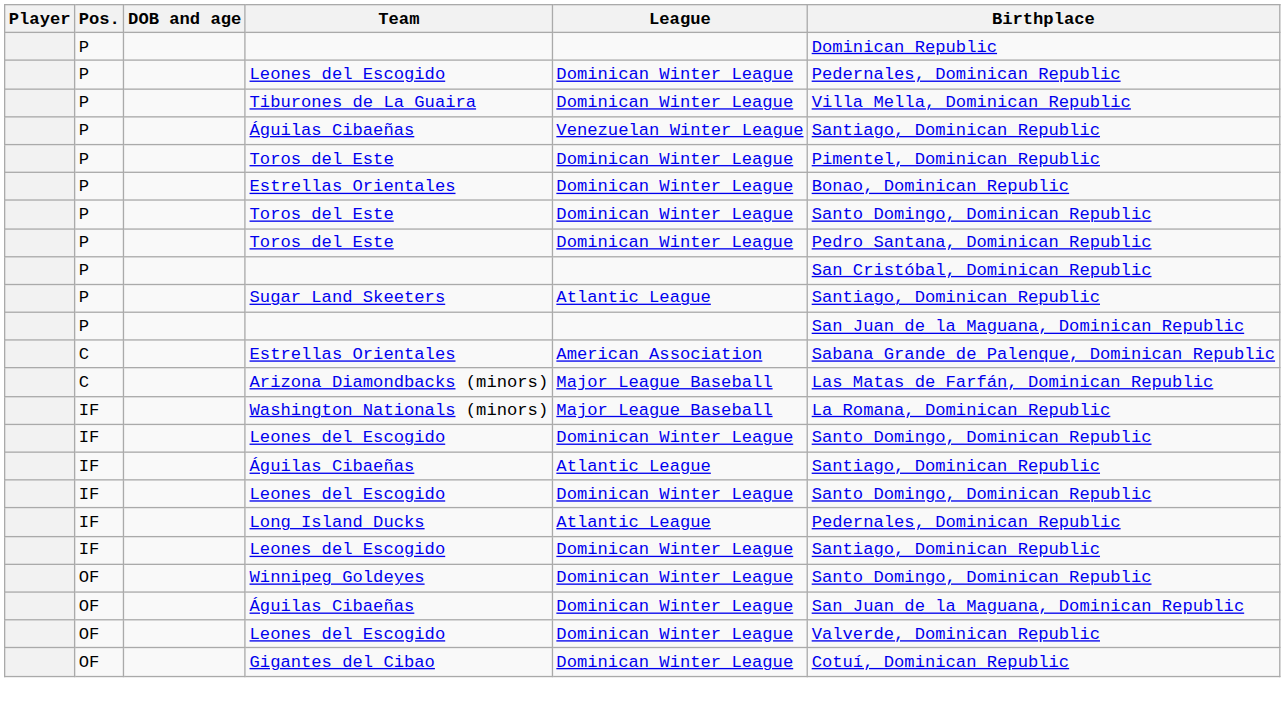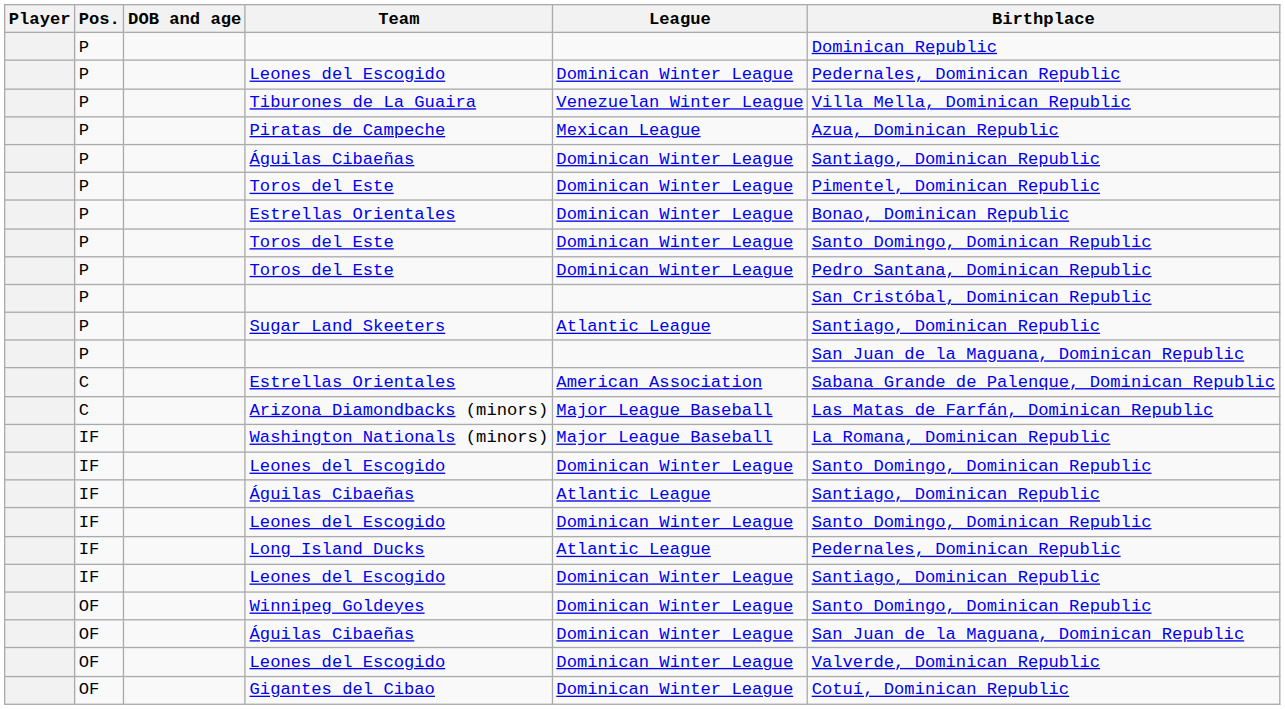(675, 103) Dominican Winter League -> (680, 103) Venezuelan Winter League
+ row: (84, 131)
(680, 131) Venezuelan Winter League -> (675, 158) Dominican Winter League
